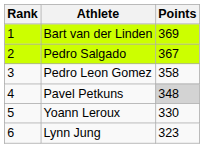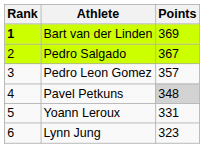(11, 34) normal -> (11, 34) bold
(169, 73) 358 -> (169, 73) 357
(169, 113) 330 -> (169, 113) 331
